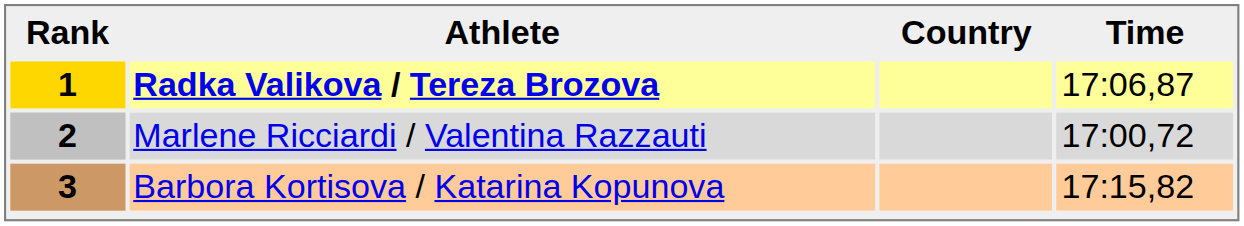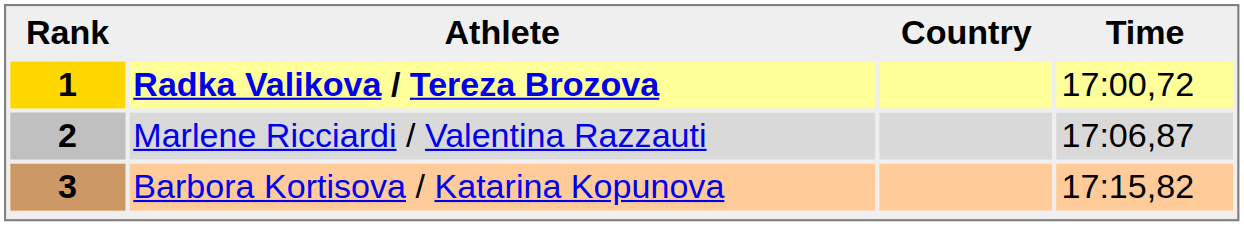(1128, 84) 17:06,87 -> (1128, 84) 17:00,72
(1128, 135) 17:00,72 -> (1128, 135) 17:06,87
